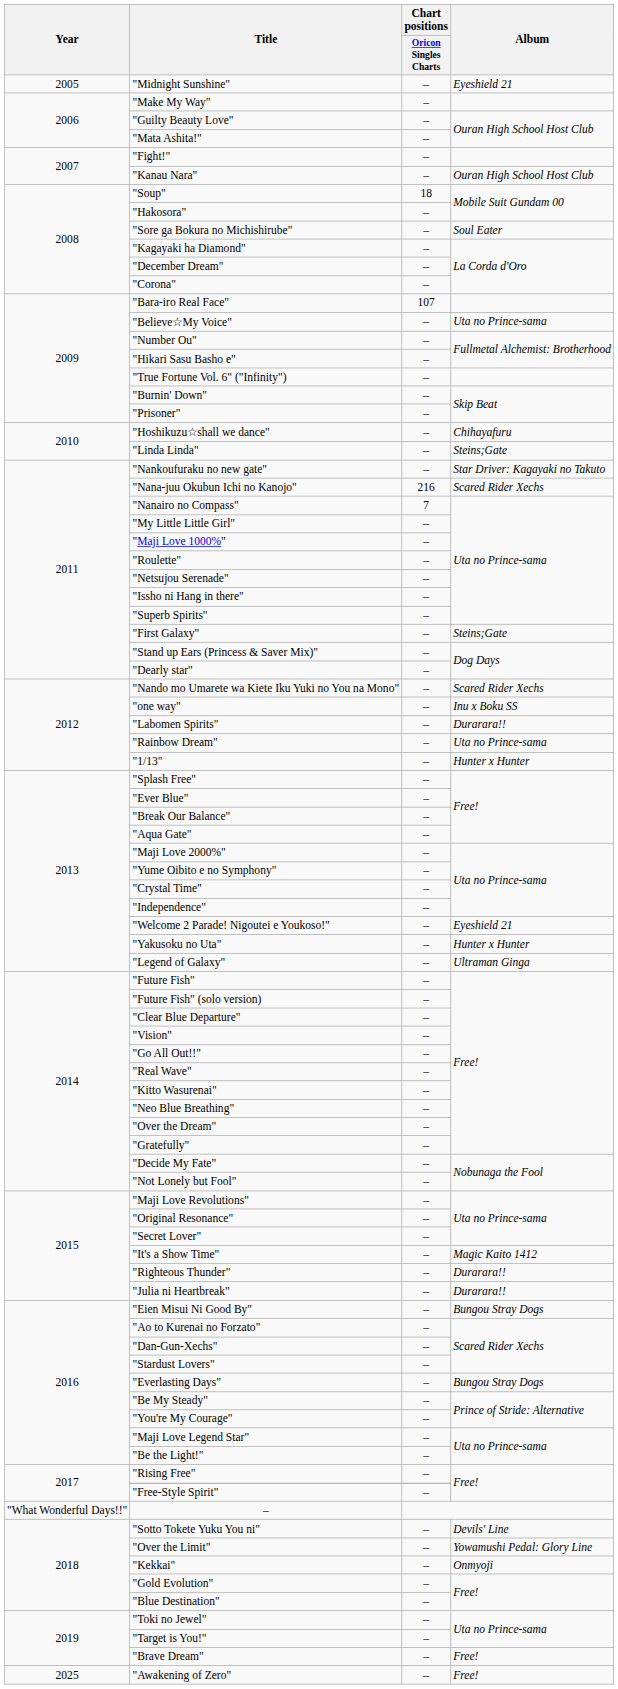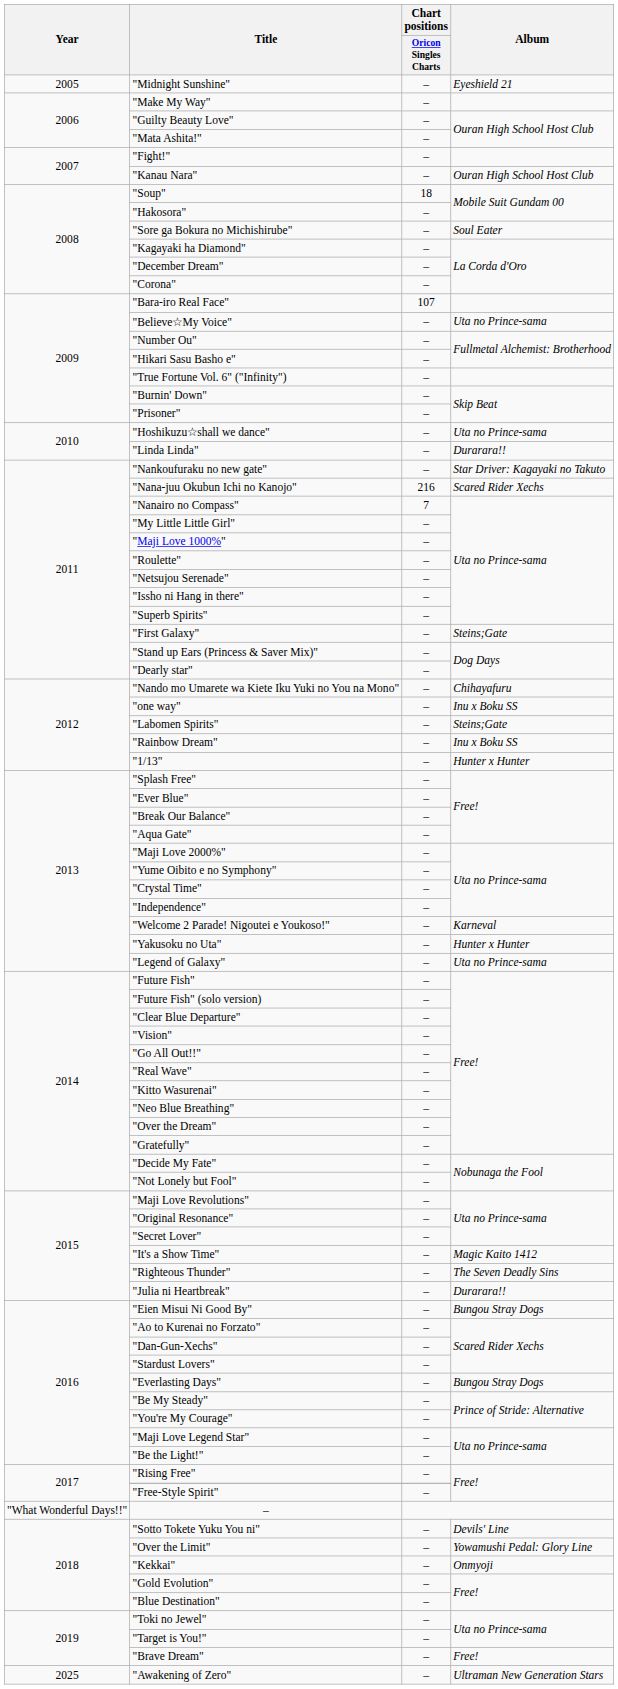(482, 432) Chihayafuru -> (500, 432) Uta no Prince-sama
(480, 450) Steins;Gate -> (479, 450) Durarara!!
(498, 688) Scared Rider Xechs -> (482, 688) Chihayafuru
(479, 724) Durarara!! -> (480, 724) Steins;Gate
(500, 743) Uta no Prince-sama -> (485, 743) Inu x Boku SS
(483, 925) Eyeshield 21 -> (475, 925) Karneval
(492, 962) Ultraman Ginga -> (500, 962) Uta no Prince-sama
(479, 1272) Durarara!! -> (506, 1272) The Seven Deadly Sins
(466, 1674) Free! -> (528, 1674) Ultraman New Generation Stars
